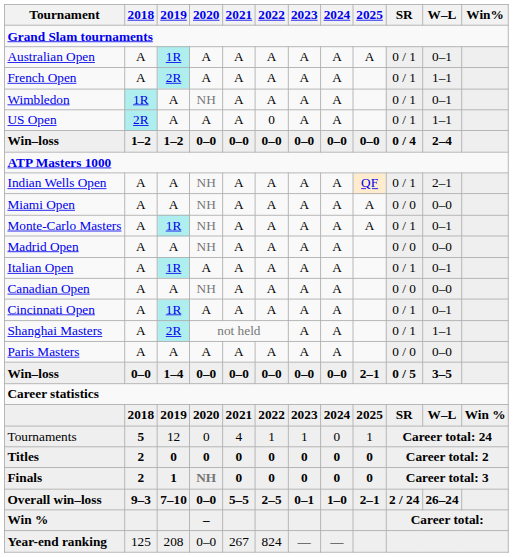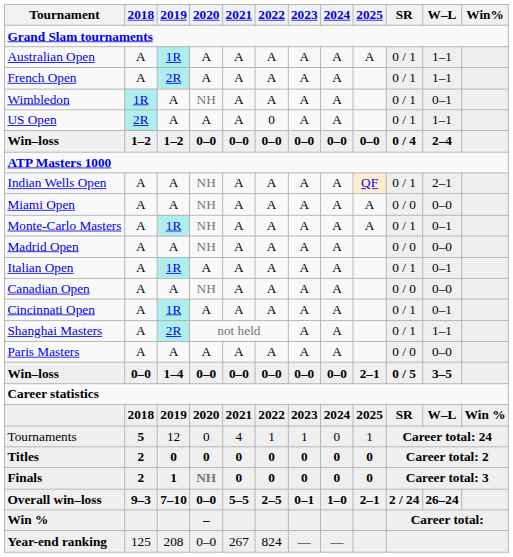(442, 57) 0–1 -> (442, 57) 1–1
